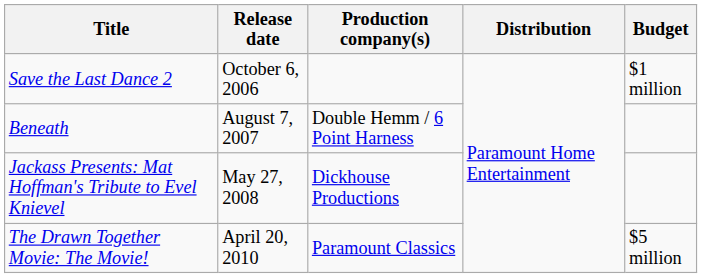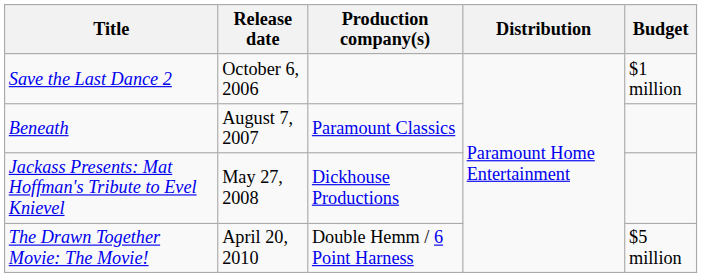(377, 128) Double Hemm / 6 Point Harness -> (384, 128) Paramount Classics
(384, 247) Paramount Classics -> (377, 247) Double Hemm / 6 Point Harness
